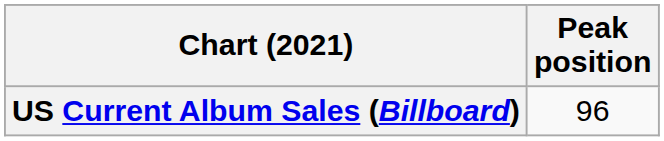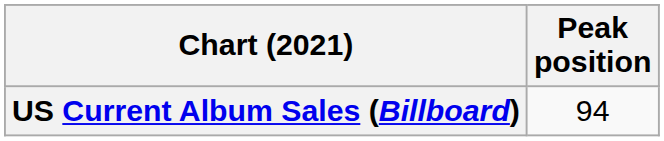(593, 110) 96 -> (593, 110) 94
